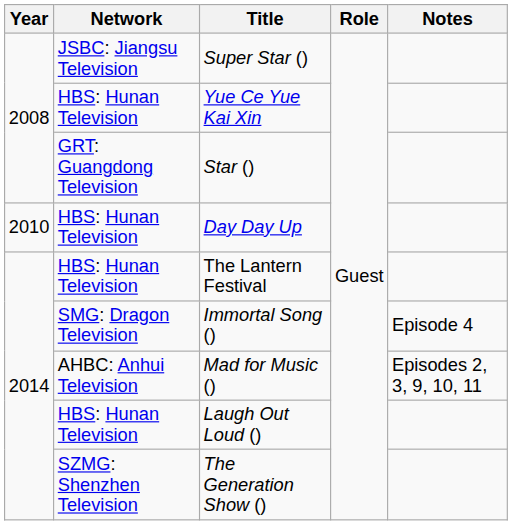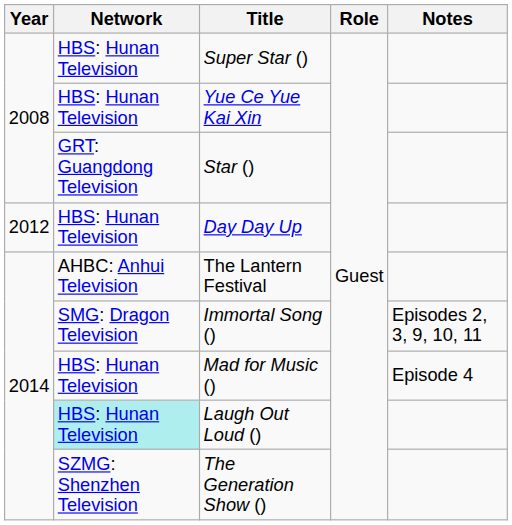(118, 58) JSBC: Jiangsu Television -> (108, 58) HBS: Hunan Television
(29, 227) 2010 -> (29, 227) 2012
(108, 276) HBS: Hunan Television -> (111, 276) AHBC: Anhui Television
(433, 325) Episode 4 -> (440, 325) Episodes 2, 3, 9, 10, 11
(111, 375) AHBC: Anhui Television -> (108, 375) HBS: Hunan Television
(440, 375) Episodes 2, 3, 9, 10, 11 -> (433, 375) Episode 4
(108, 424) no background -> (108, 424) paleturquoise background
